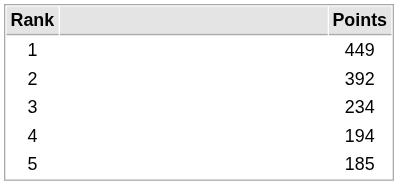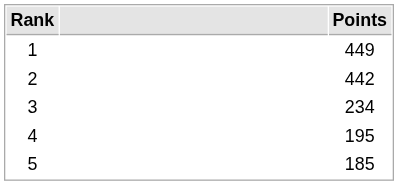(360, 79) 392 -> (360, 79) 442
(360, 136) 194 -> (360, 136) 195
